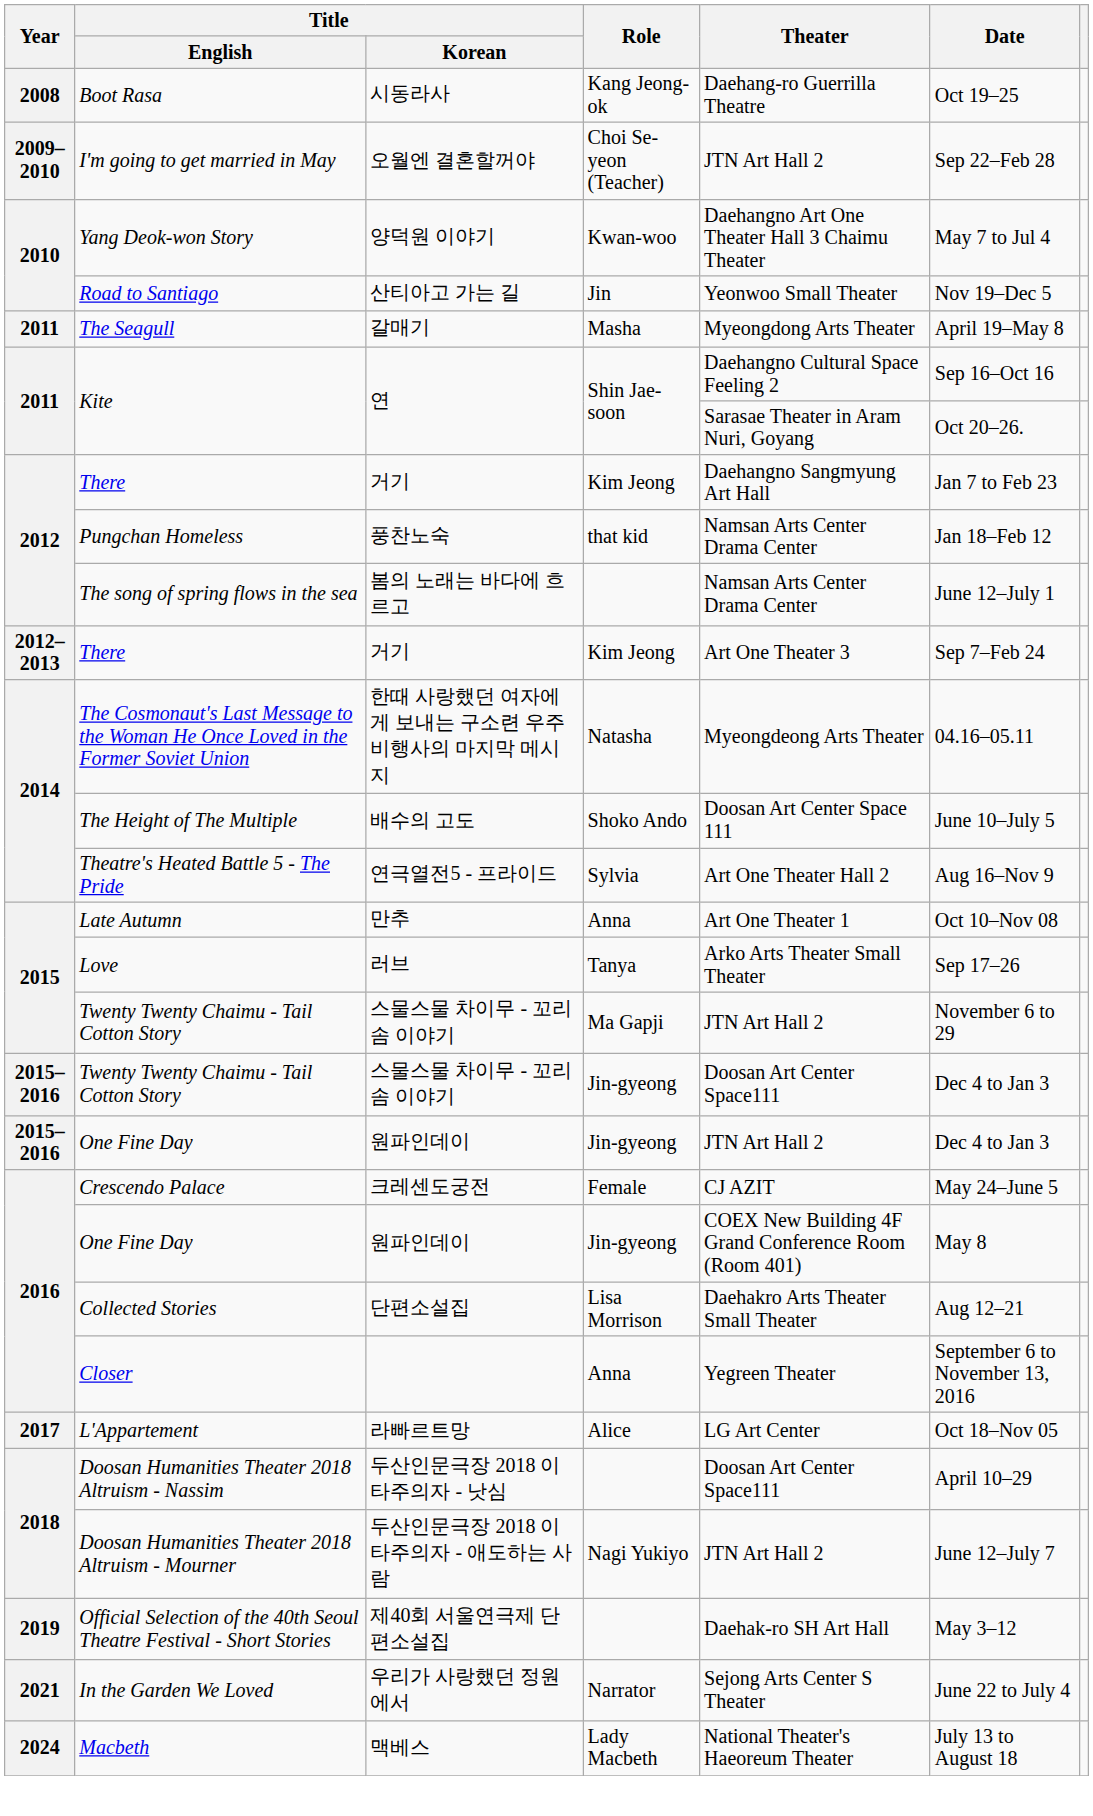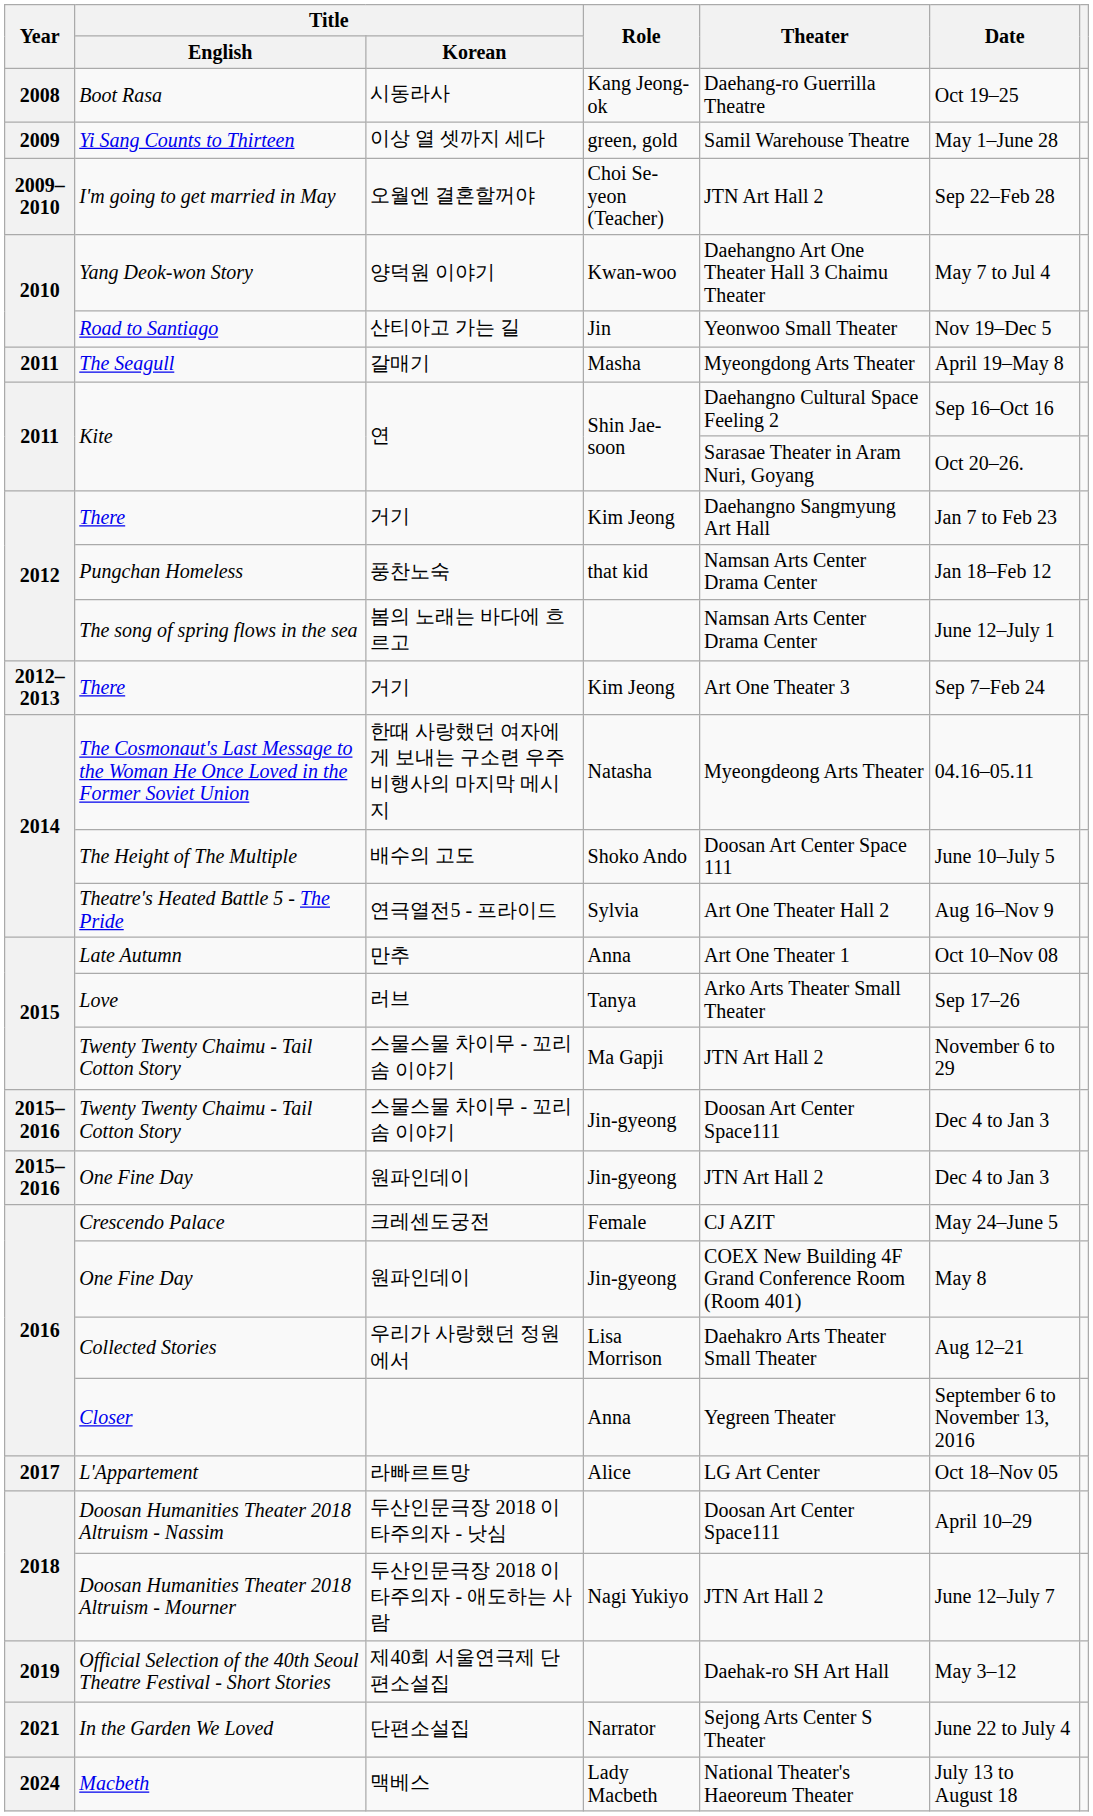+ row: (40, 139)
(420, 1308) 단편소설집 -> (465, 1347) 우리가 사랑했던 정원에서
(465, 1689) 우리가 사랑했던 정원에서 -> (420, 1728) 단편소설집
